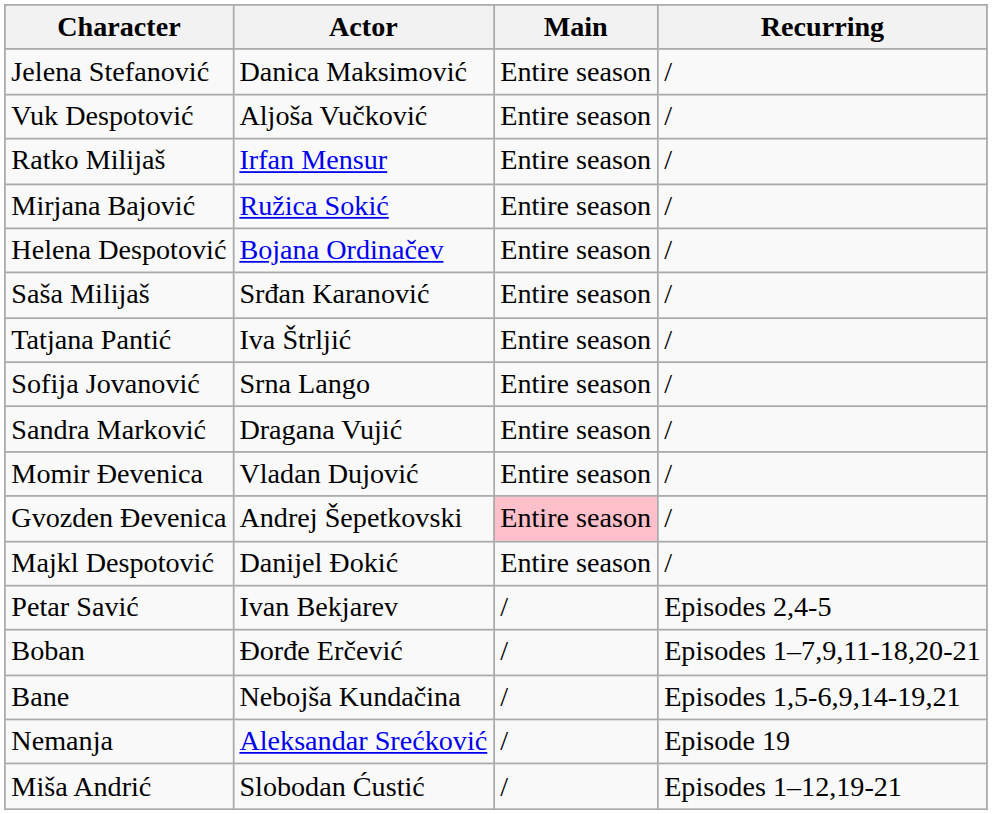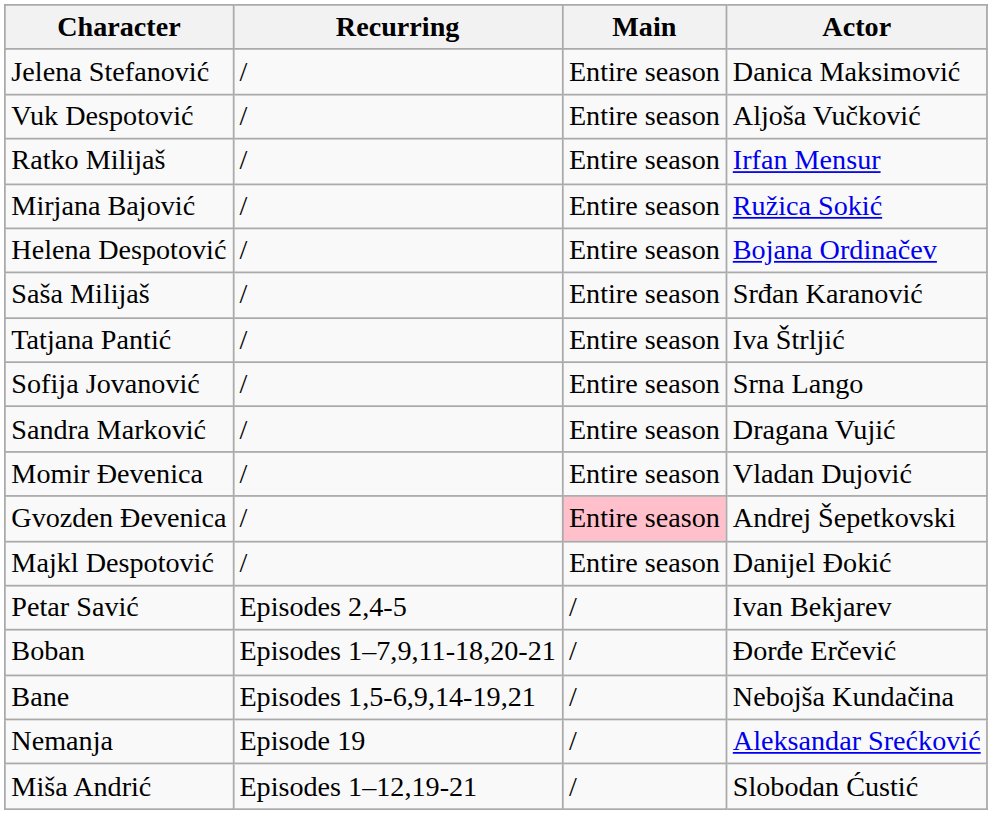columns swapped: (363, 26) <-> (822, 26)
